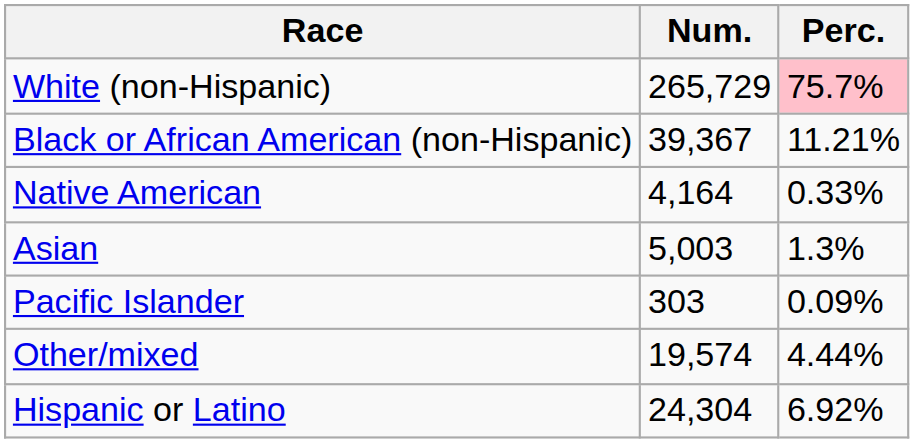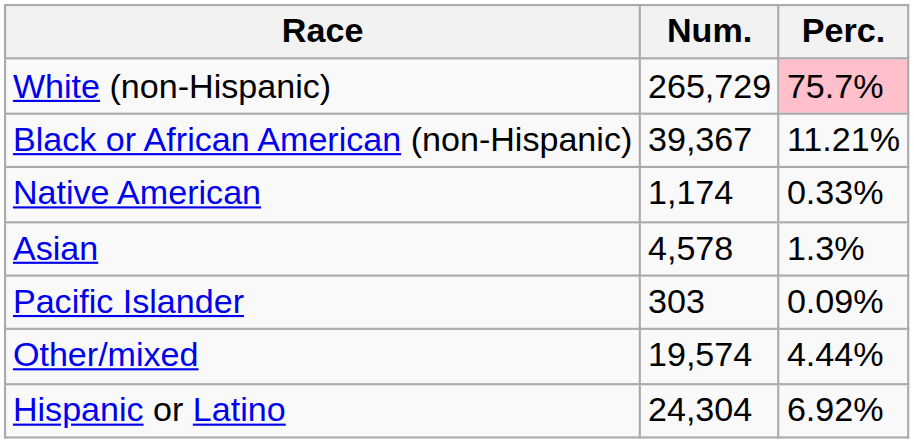(691, 193) 4,164 -> (691, 193) 1,174
(691, 247) 5,003 -> (691, 247) 4,578
